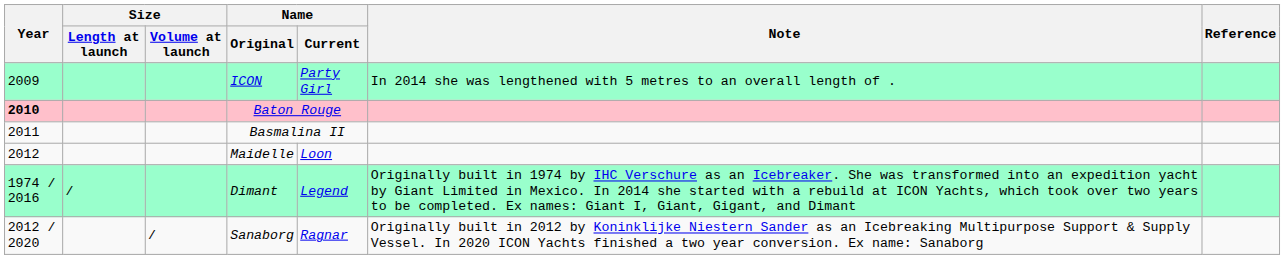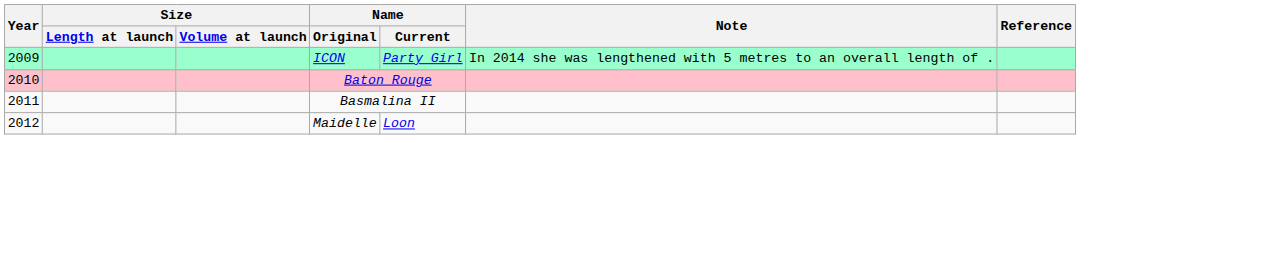(24, 111) bold -> (24, 80) normal
- row: (254, 191)
- row: (262, 235)
